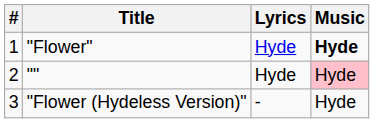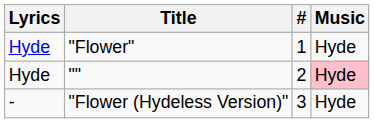columns swapped: (14, 18) <-> (281, 18)
(336, 46) bold -> (335, 46) normal
